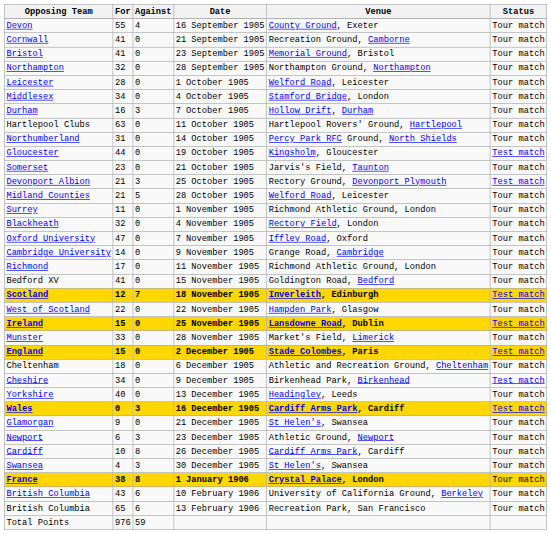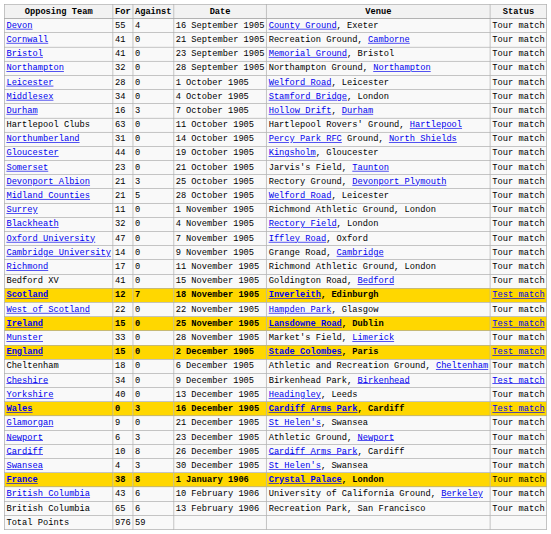(518, 153) Test match -> (518, 153) Tour match
(518, 182) Test match -> (518, 182) Tour match
